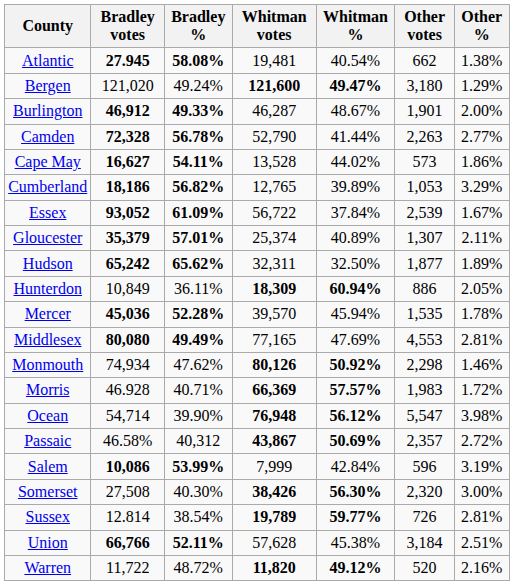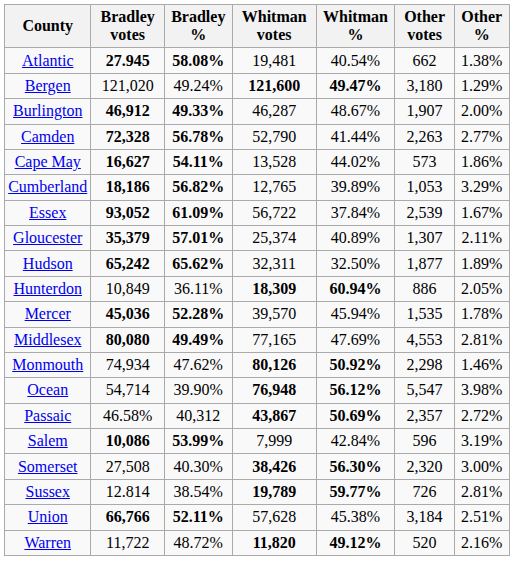(425, 111) 1,901 -> (425, 111) 1,907
- row: (48, 390)
